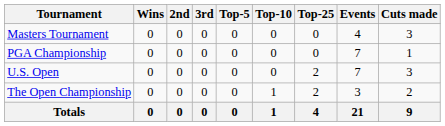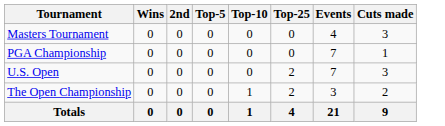- column: (204, 14)
